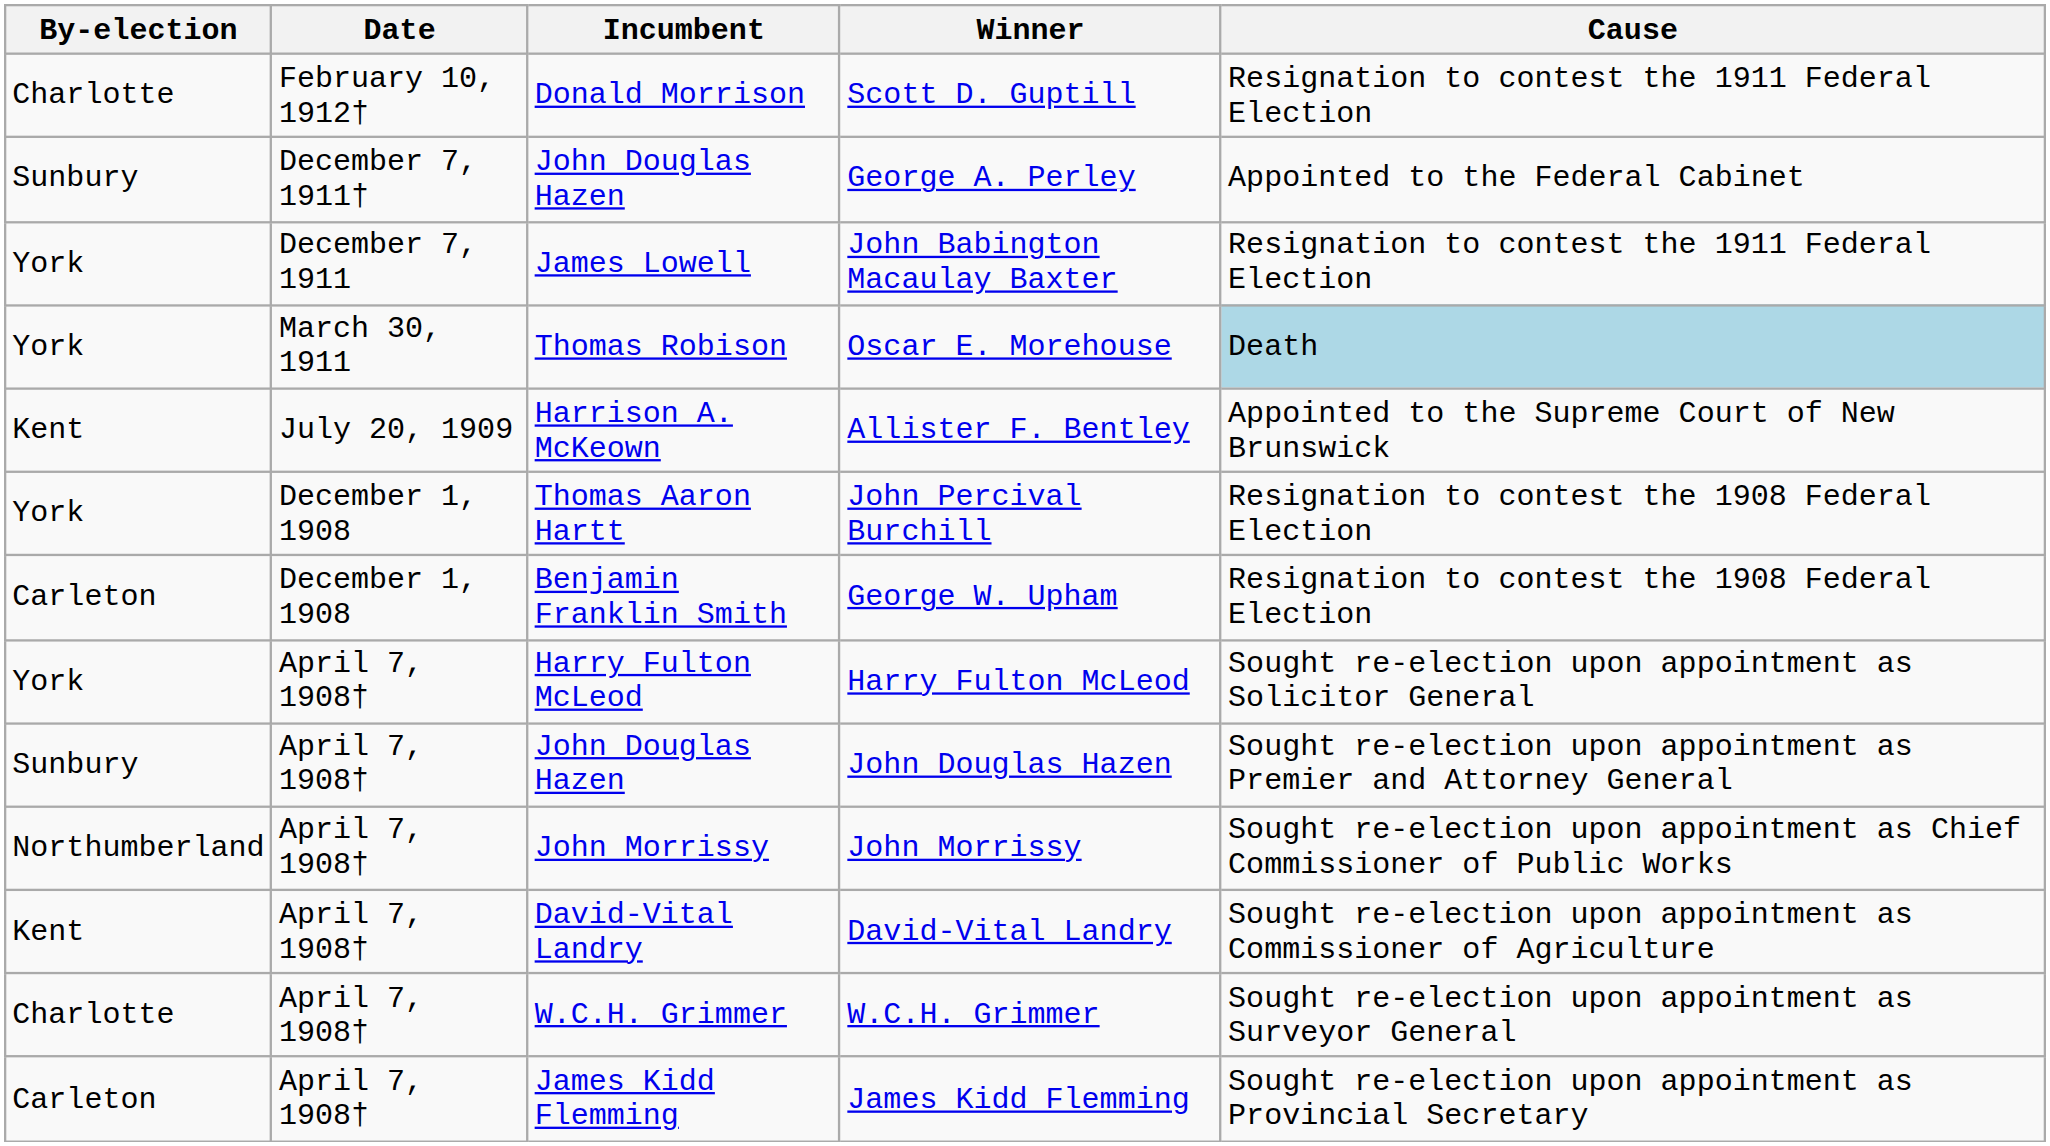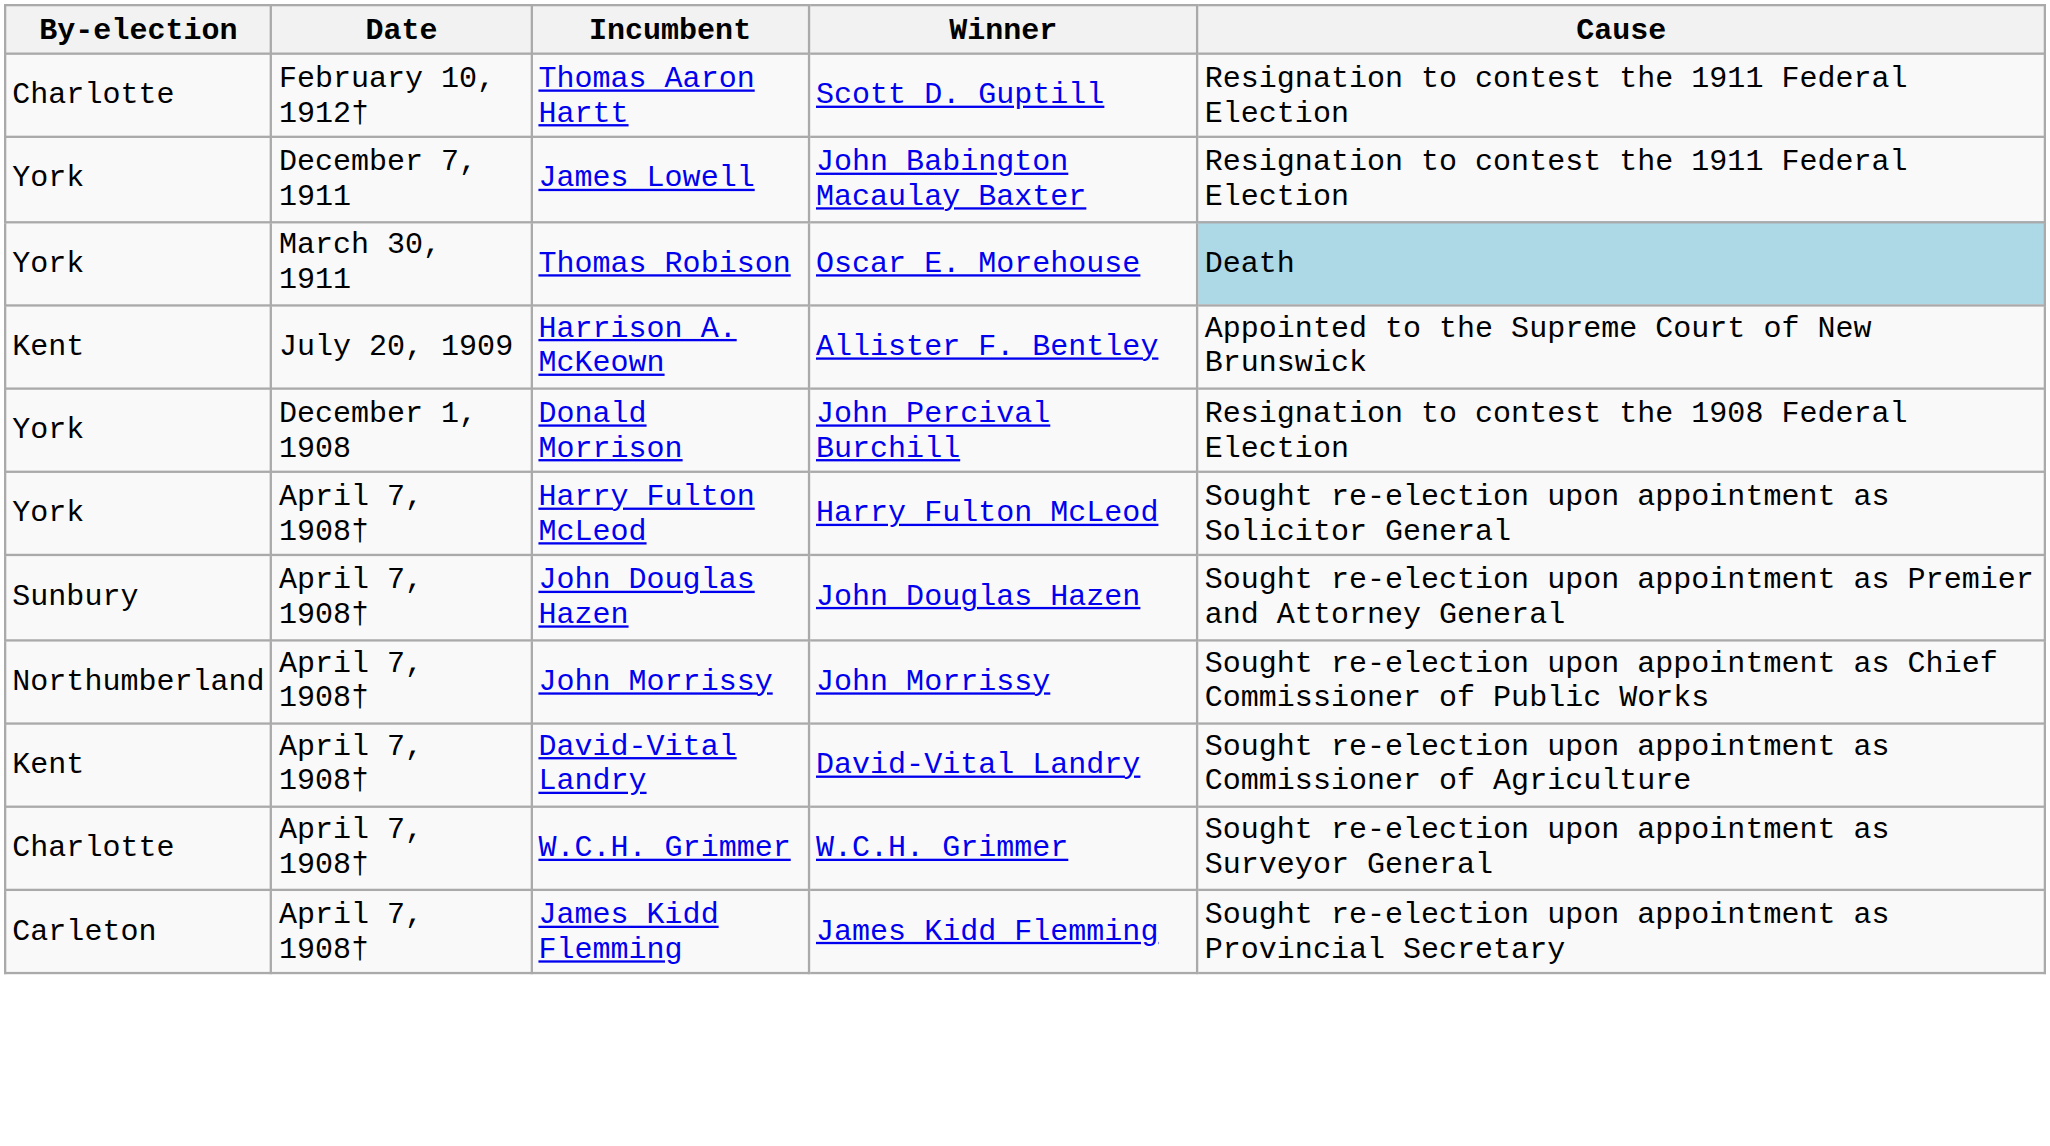(670, 96) Donald Morrison -> (647, 96) Thomas Aaron Hartt
- row: (992, 179)
(643, 514) Thomas Aaron Hartt -> (611, 430) Donald Morrison
- row: (983, 597)
